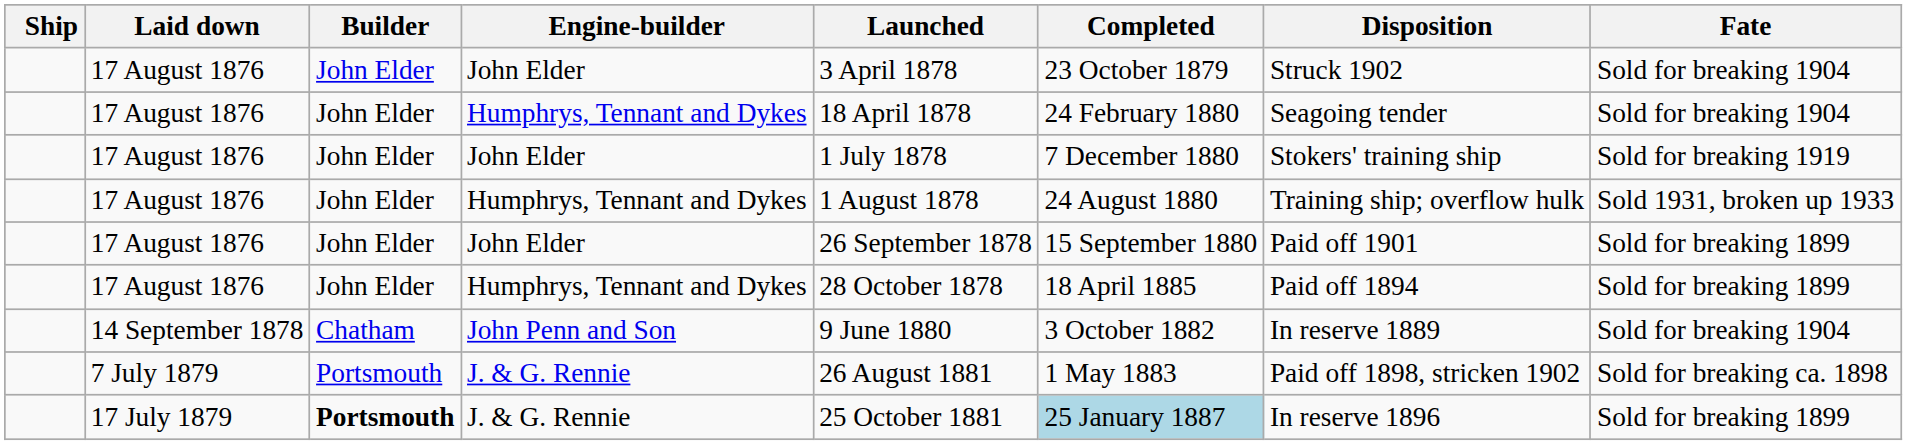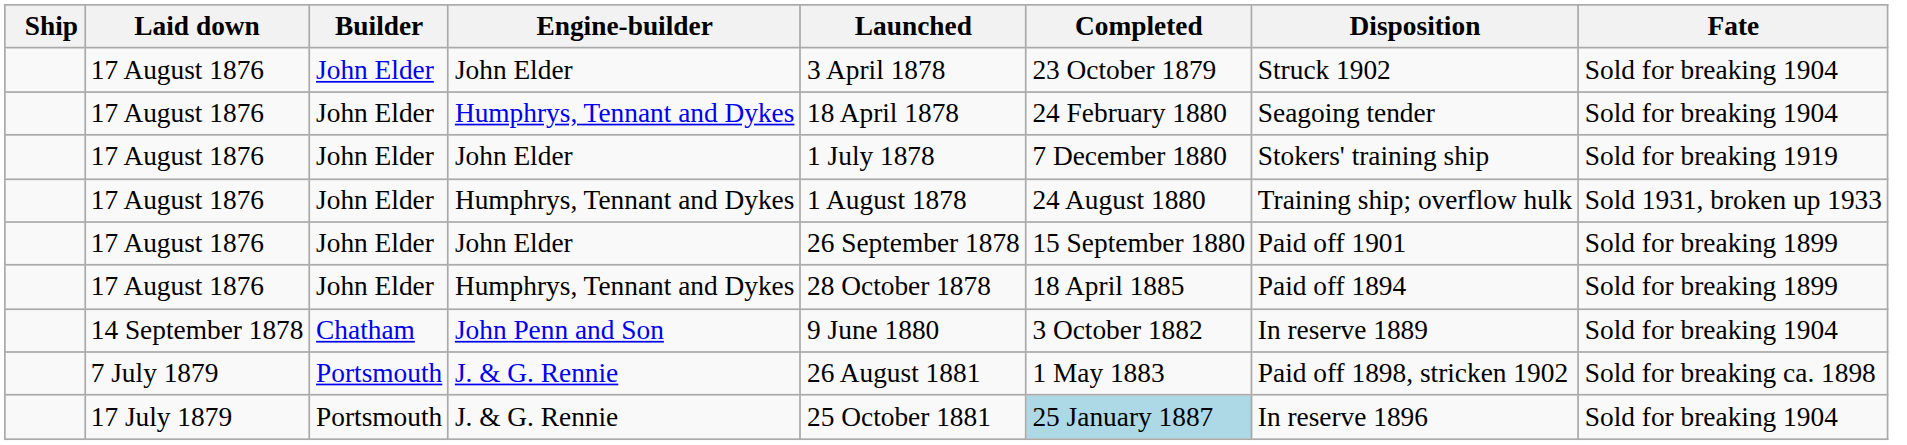(385, 416) bold -> (379, 416) normal
(1723, 416) Sold for breaking 1899 -> (1711, 416) Sold for breaking 1904
